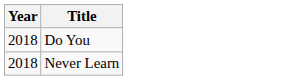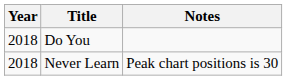+ column: (202, 16)
